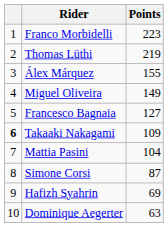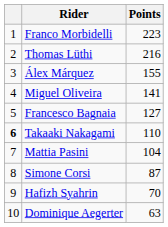(152, 54) 219 -> (152, 54) 216
(152, 93) 149 -> (152, 93) 141
(152, 133) 109 -> (152, 133) 110
(155, 192) 69 -> (155, 192) 70
